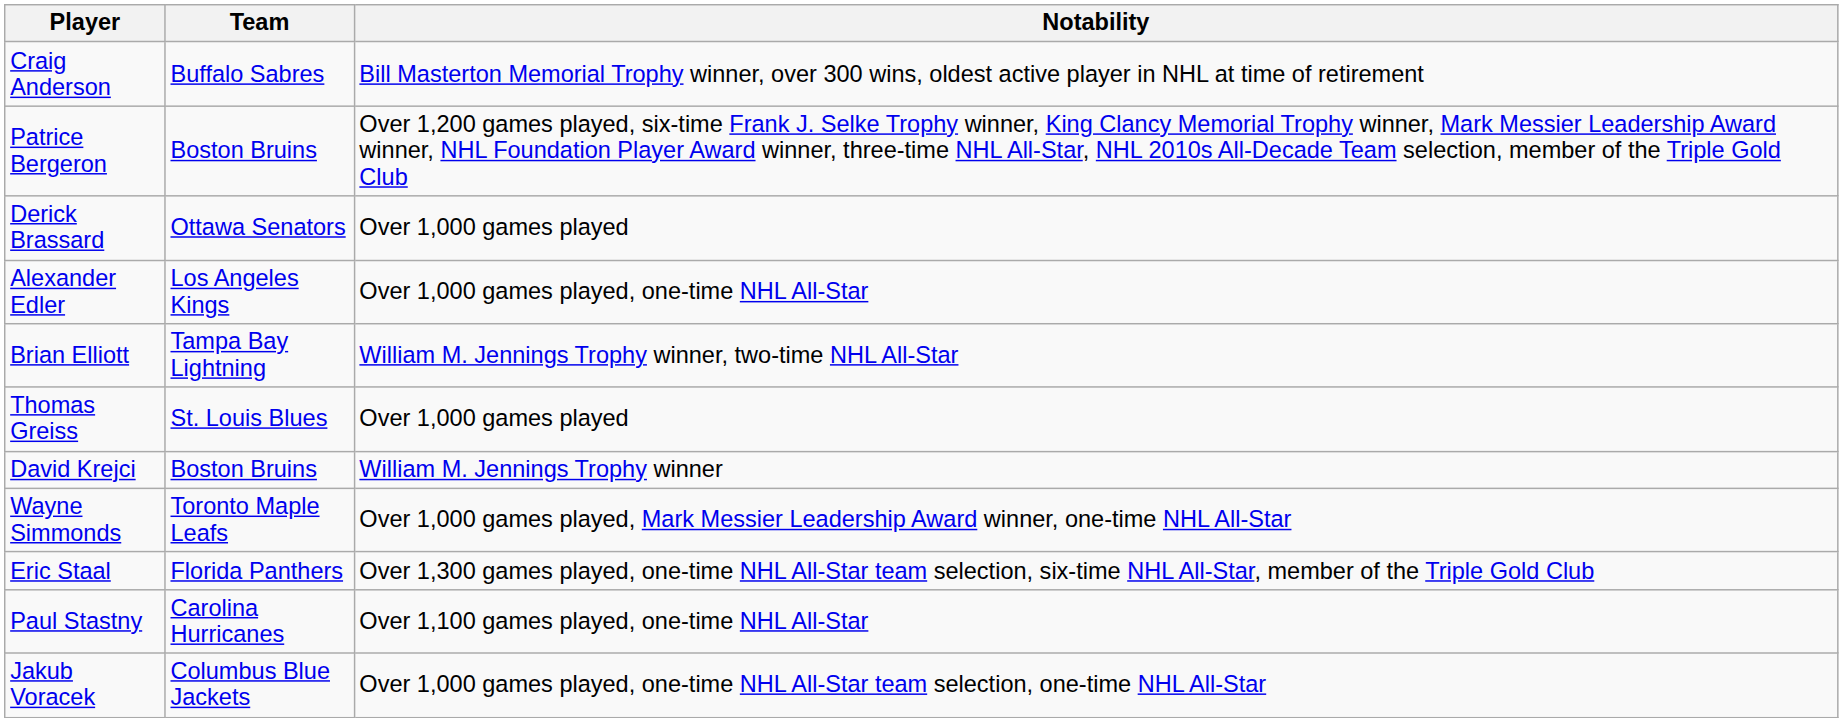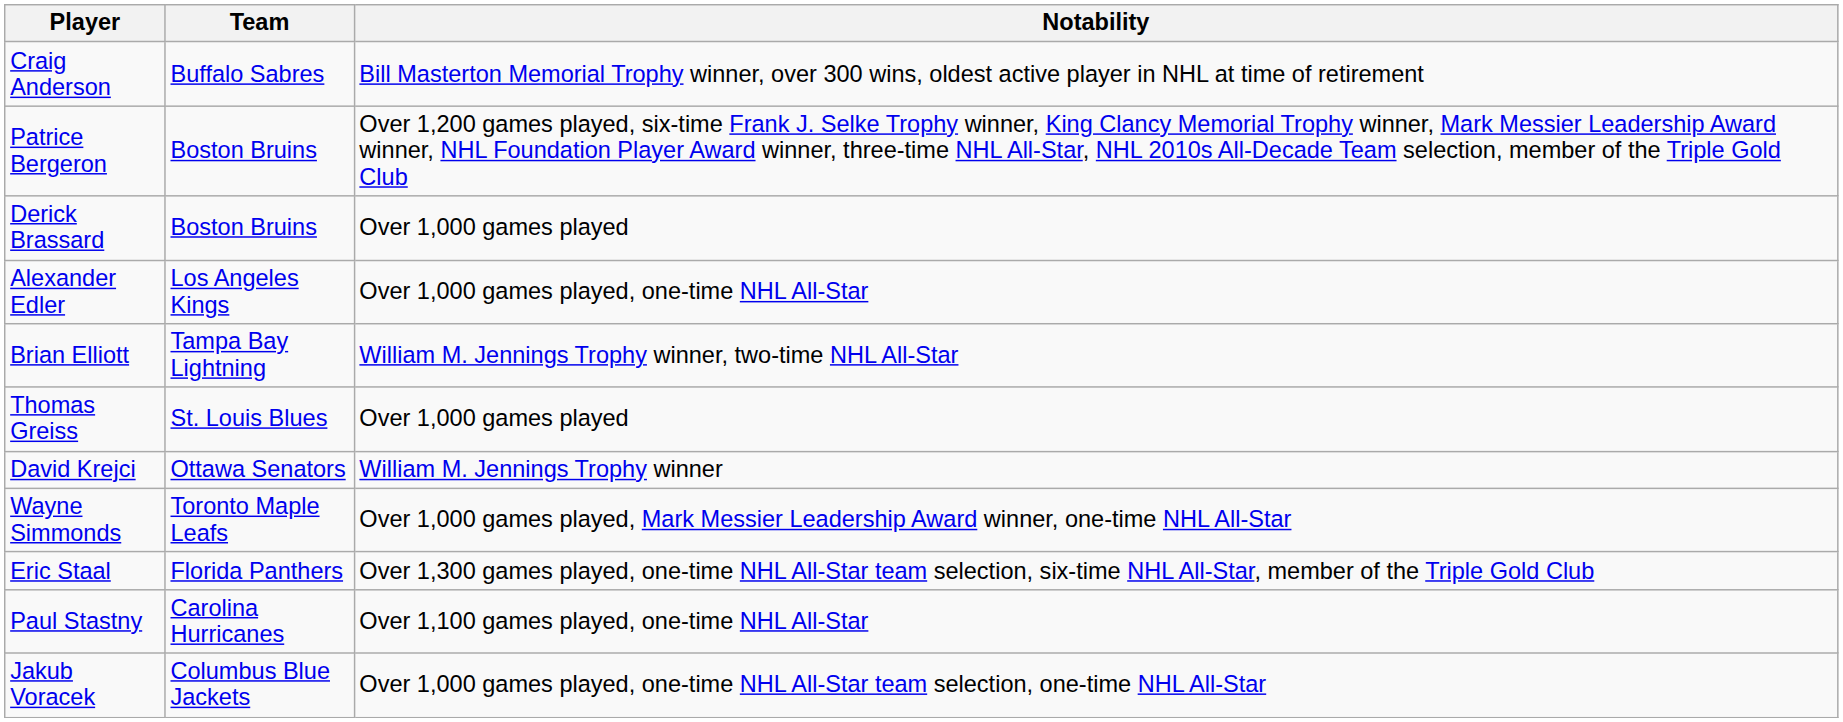(258, 227) Ottawa Senators -> (244, 227) Boston Bruins
(244, 469) Boston Bruins -> (258, 469) Ottawa Senators
